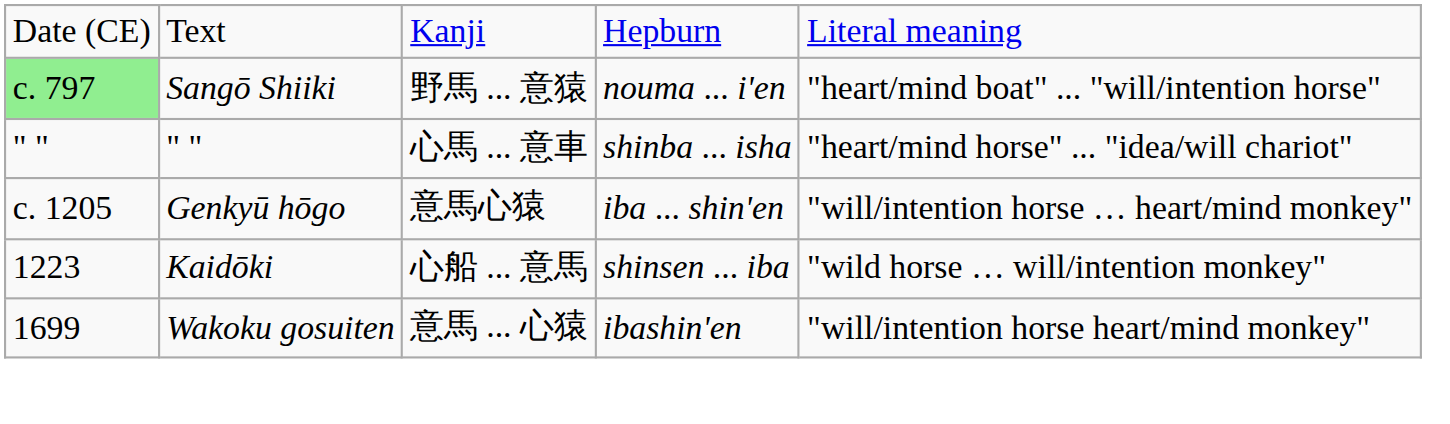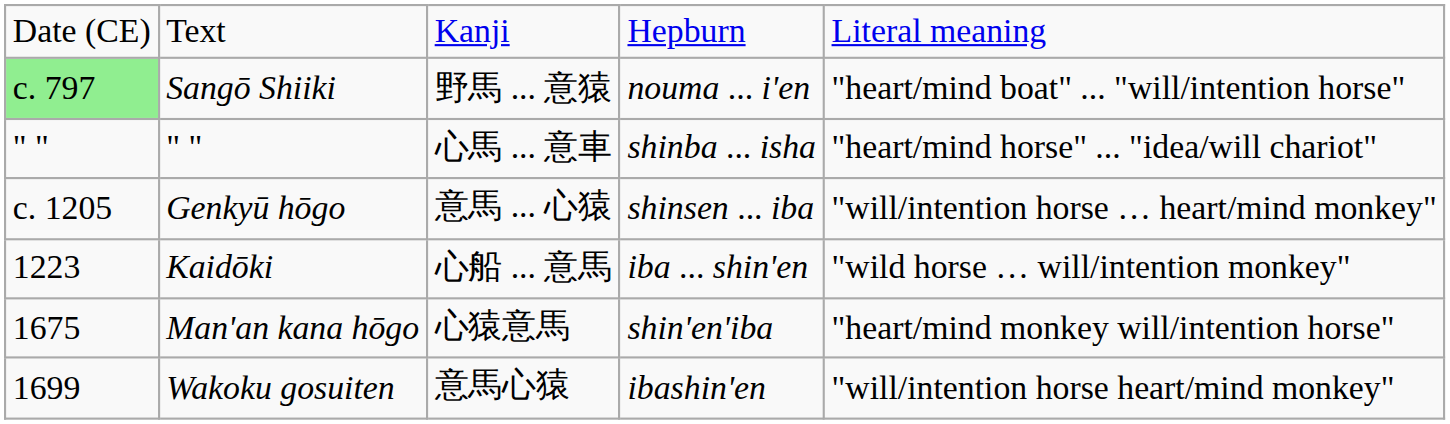(478, 206) 意馬心猿 -> (523, 206) 意馬 ... 心猿
(693, 207) iba ... shin'en -> (721, 207) shinsen ... iba
(696, 267) shinsen ... iba -> (718, 267) iba ... shin'en
+ row: (293, 327)
(499, 326) 意馬 ... 心猿 -> (502, 386) 意馬心猿
